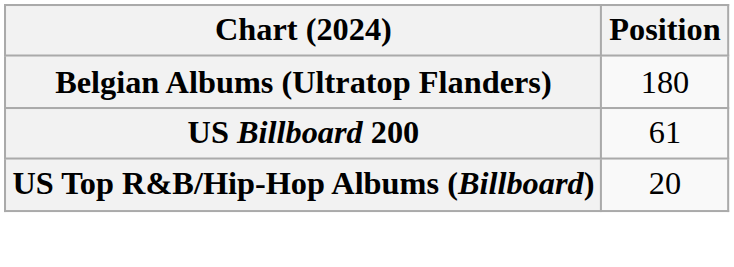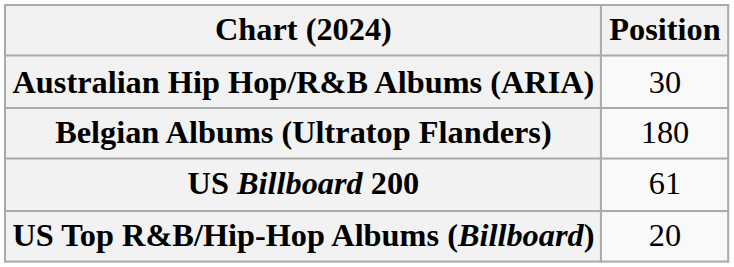+ row: (303, 81)
